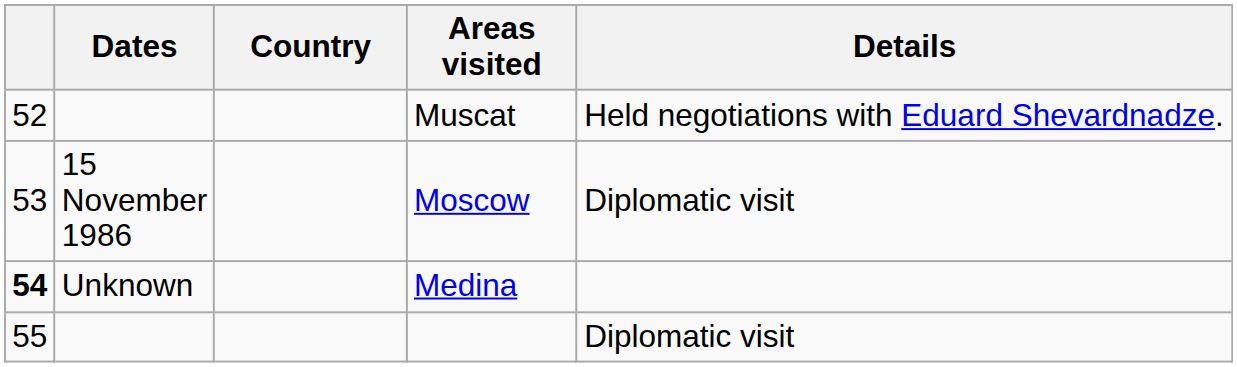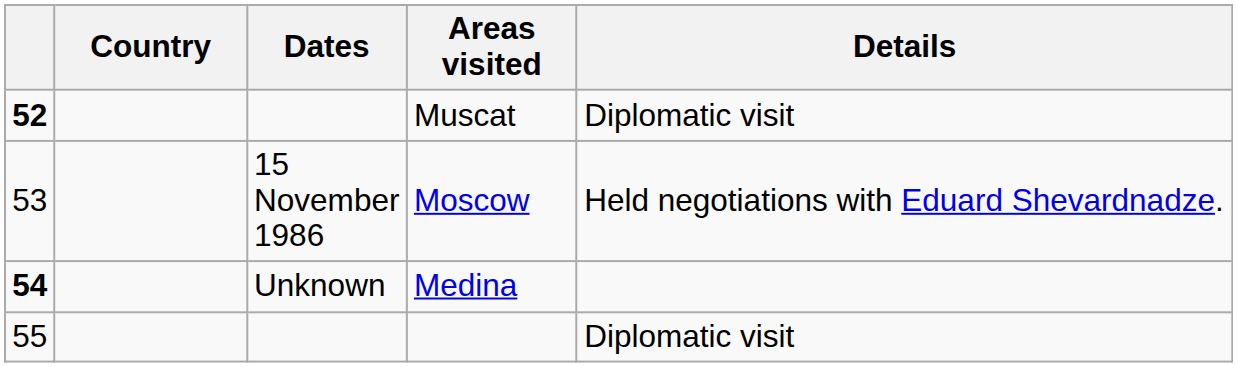columns swapped: (135, 47) <-> (311, 47)
(30, 114) normal -> (30, 114) bold
(904, 114) Held negotiations with Eduard Shevardnadze. -> (689, 114) Diplomatic visit
(689, 200) Diplomatic visit -> (904, 200) Held negotiations with Eduard Shevardnadze.
